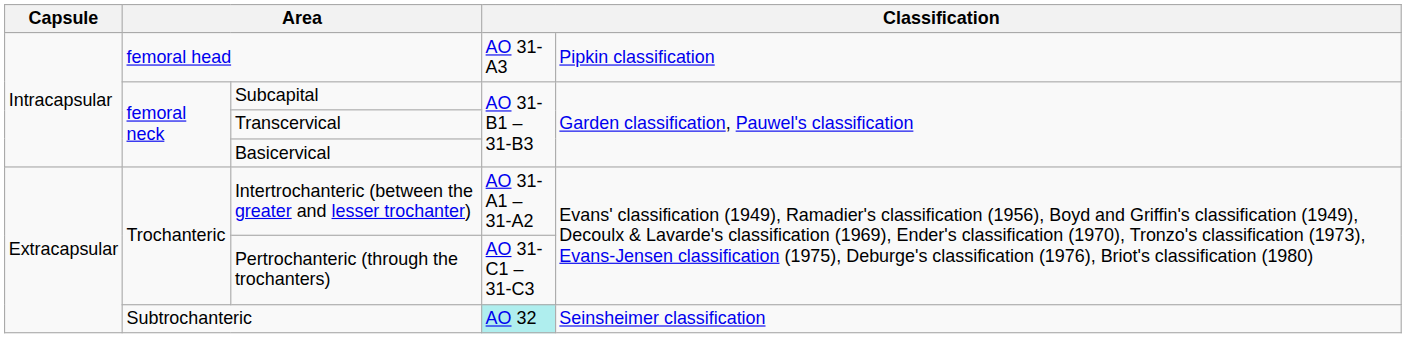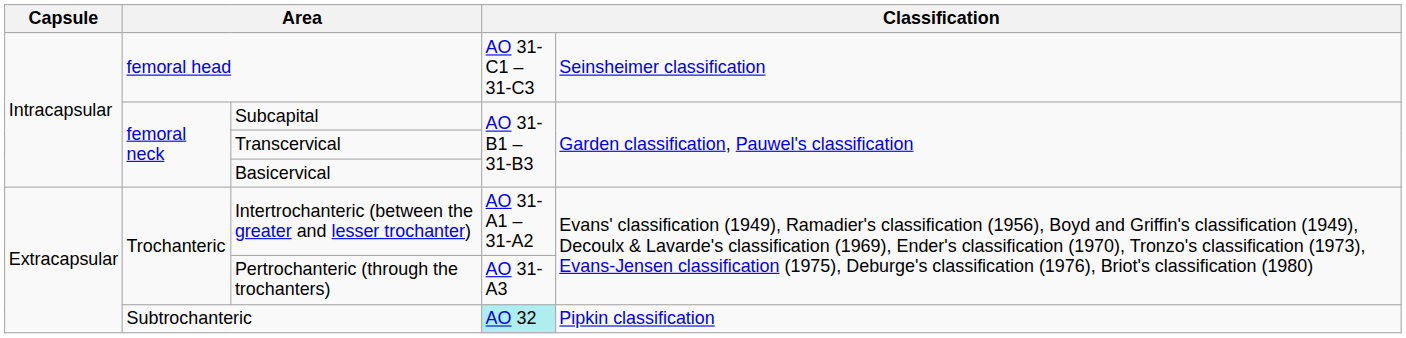(514, 57) AO 31-A3 -> (514, 67) AO 31-C1 – 31-C3
(637, 57) Pipkin classification -> (662, 67) Seinsheimer classification
(514, 269) AO 31-C1 – 31-C3 -> (514, 279) AO 31-A3
(662, 318) Seinsheimer classification -> (637, 318) Pipkin classification
